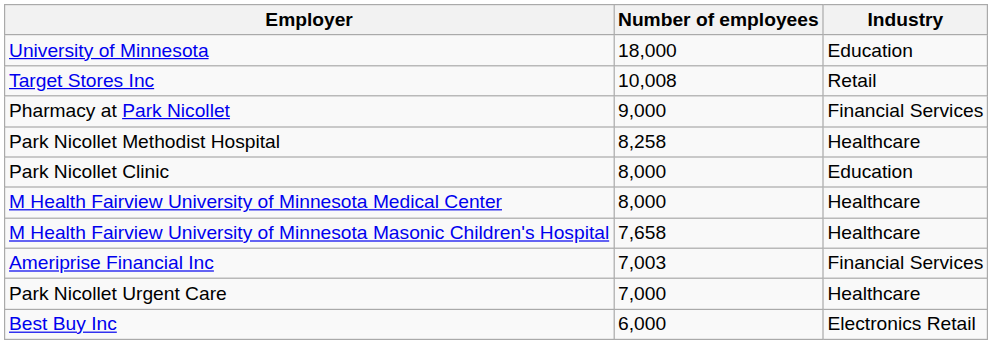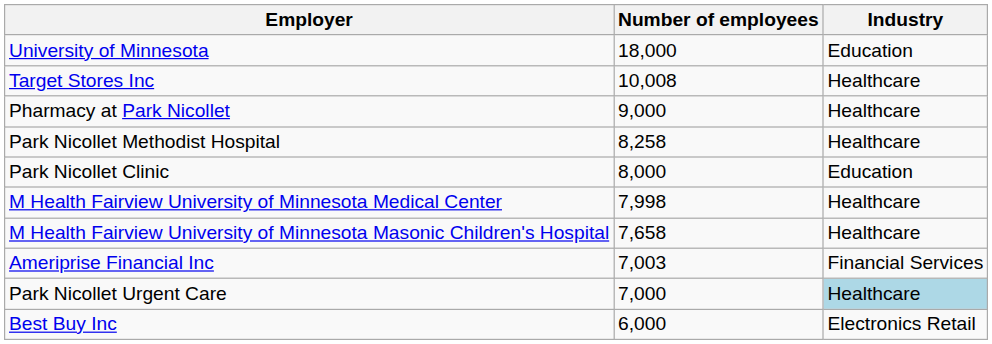(852, 80) Retail -> (874, 80) Healthcare
(905, 111) Financial Services -> (874, 111) Healthcare
(642, 202) 8,000 -> (642, 202) 7,998
(874, 293) no background -> (874, 293) lightblue background
